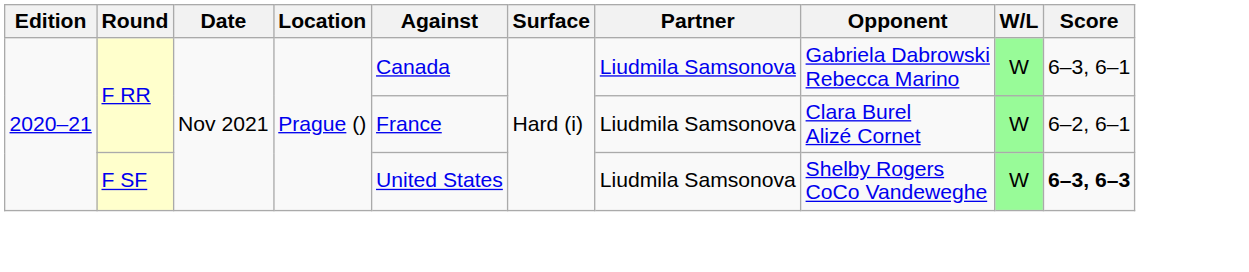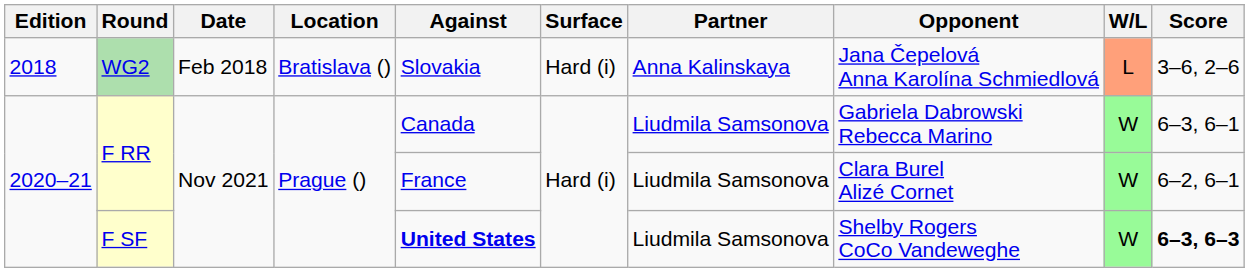+ row: (33, 66)
(439, 181) normal -> (468, 238) bold
